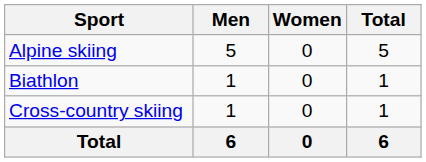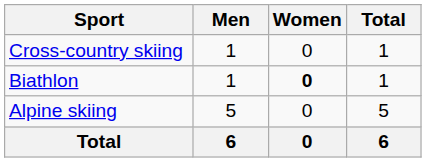rows swapped: (63, 50) <-> (96, 111)
(307, 80) normal -> (307, 80) bold
